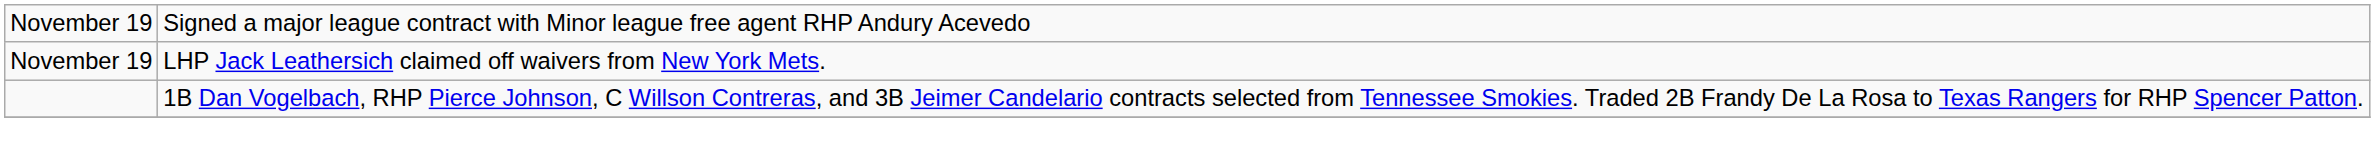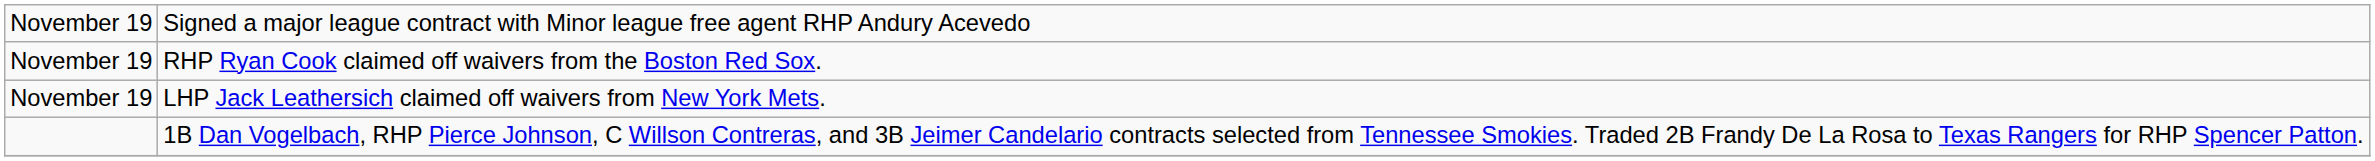+ row: (493, 60)
